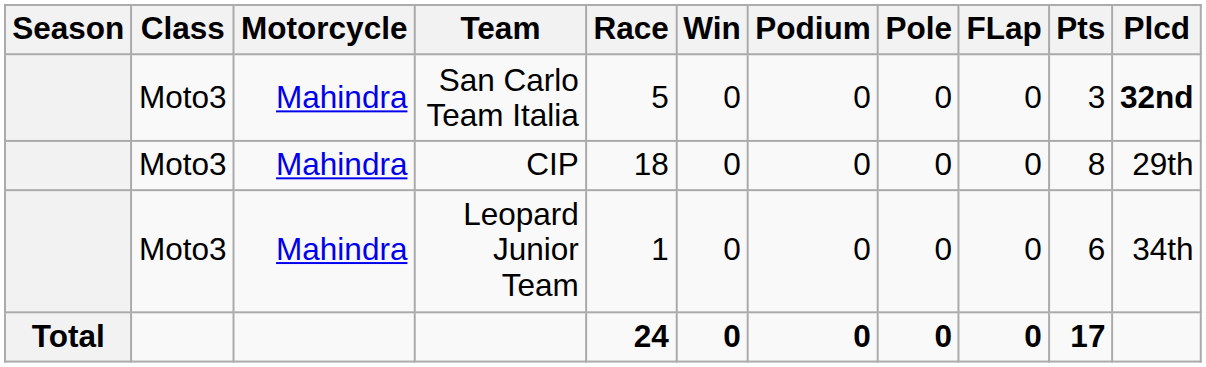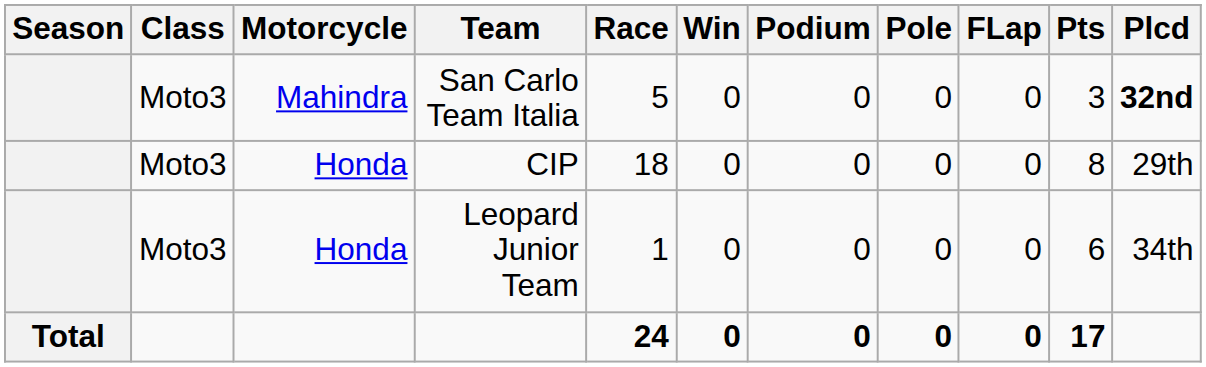(342, 164) Mahindra -> (361, 164) Honda
(342, 250) Mahindra -> (361, 250) Honda
